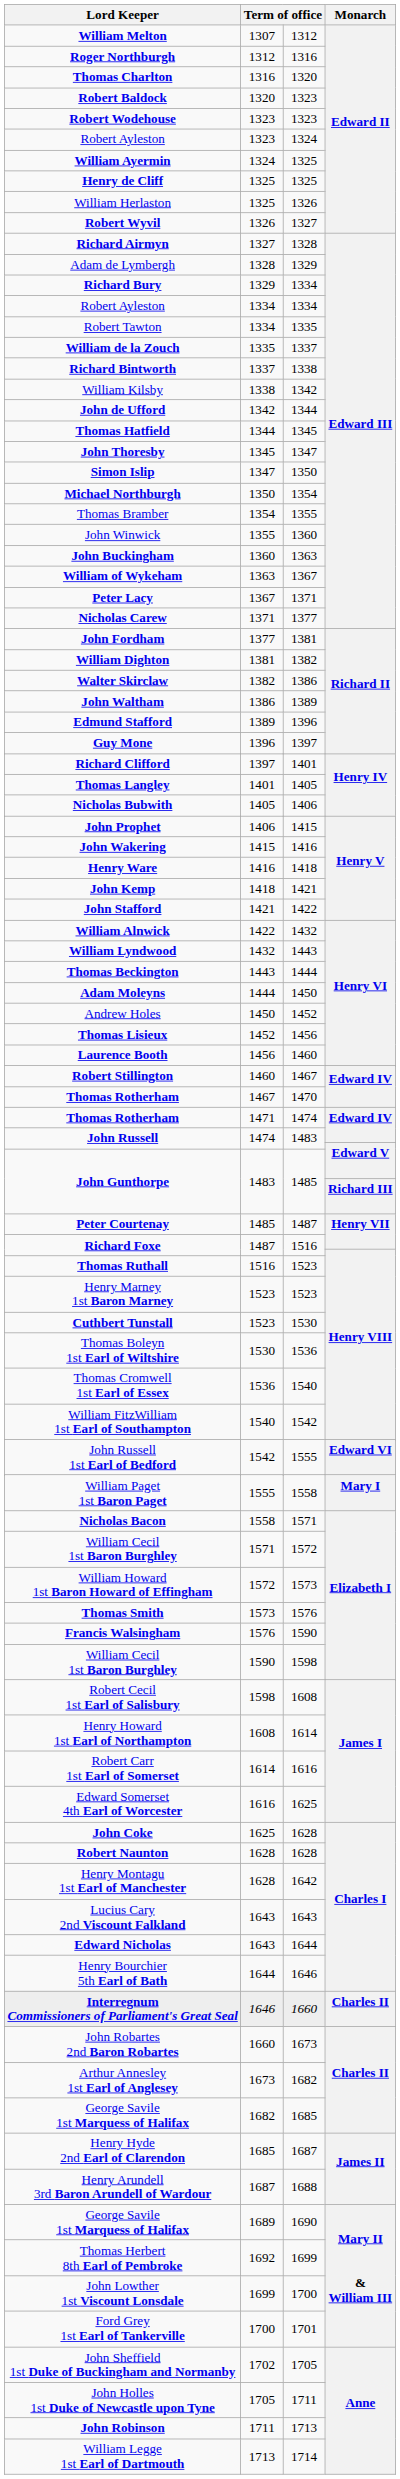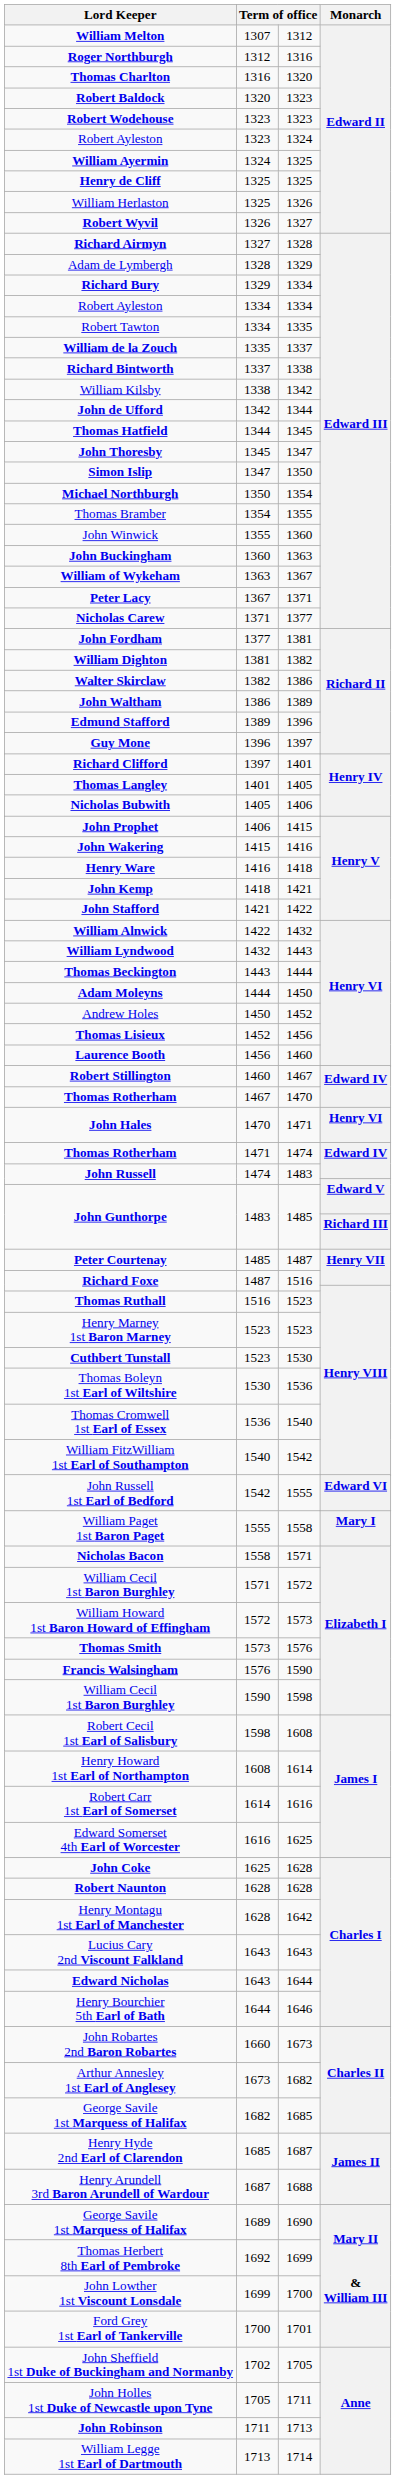+ row: (120, 1125)
- row: (123, 2008)
